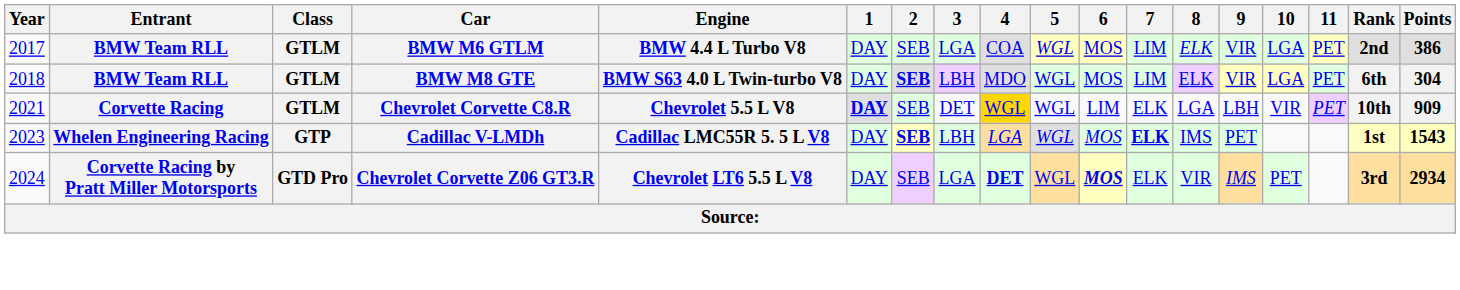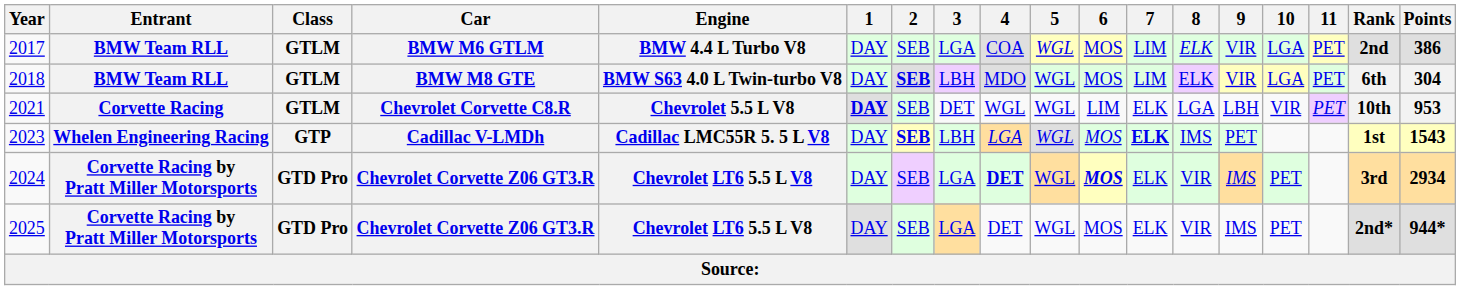(1005, 107) gold background -> (1005, 107) no background
(1427, 107) 909 -> (1427, 107) 953
+ row: (27, 228)
